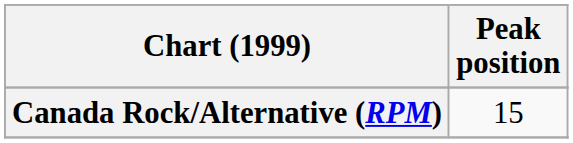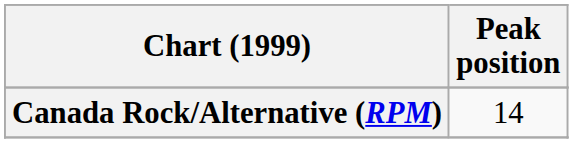(508, 112) 15 -> (508, 112) 14
